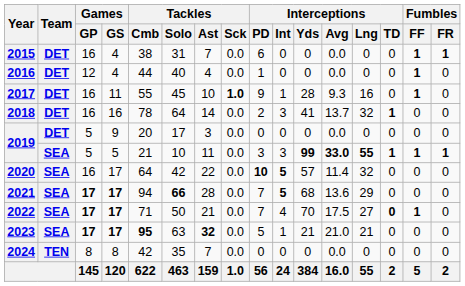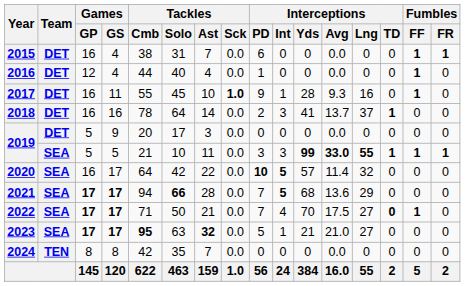(366, 113) 32 -> (366, 113) 37
(366, 232) 21 -> (366, 232) 27
